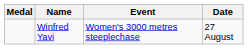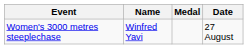columns swapped: (20, 12) <-> (143, 12)
